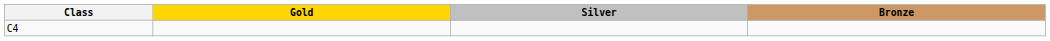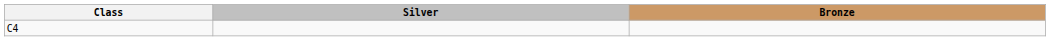- column: (302, 12)
